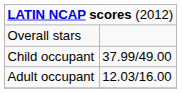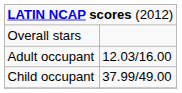rows swapped: (51, 77) <-> (51, 56)
